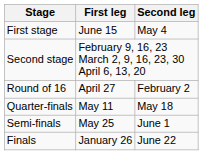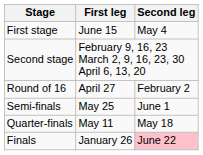rows swapped: (40, 106) <-> (34, 123)
(157, 141) no background -> (157, 141) pink background
